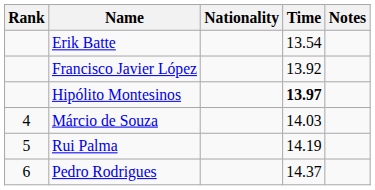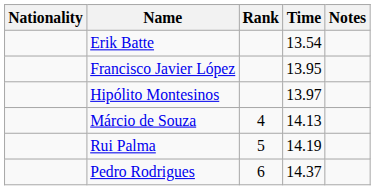columns swapped: (26, 17) <-> (242, 17)
(304, 69) 13.92 -> (304, 69) 13.95
(304, 95) bold -> (304, 95) normal
(304, 120) 14.03 -> (304, 120) 14.13
